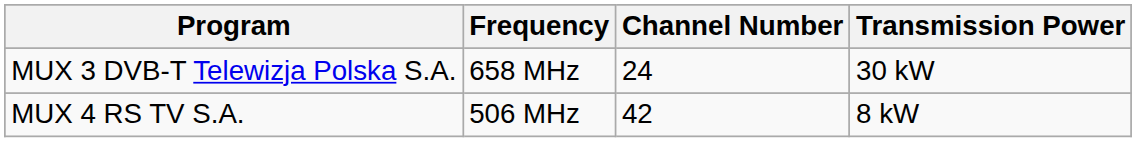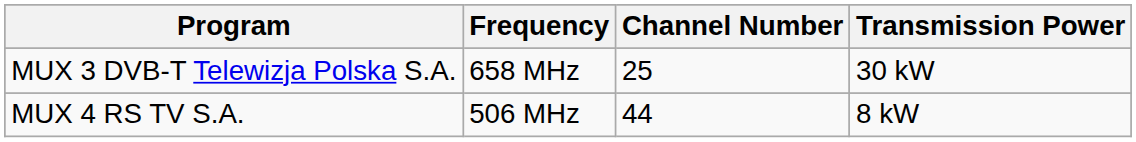(637, 70) 24 -> (637, 70) 25
(637, 114) 42 -> (637, 114) 44
